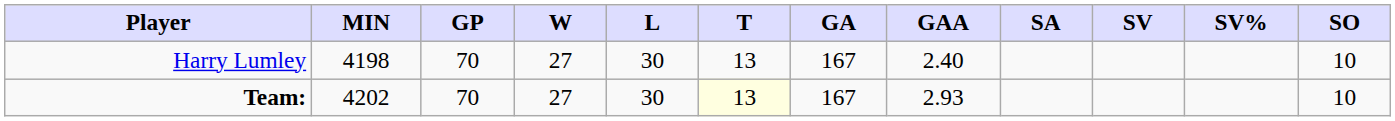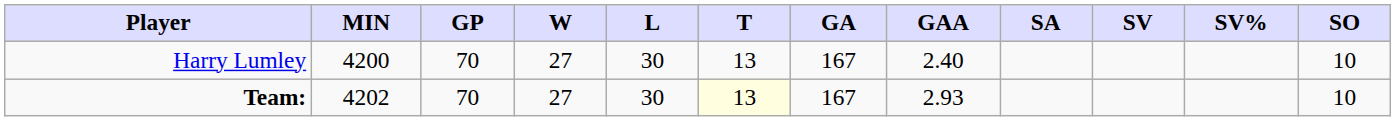(366, 60) 4198 -> (366, 60) 4200
